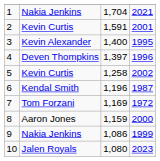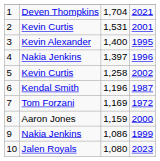(51, 12) Nakia Jenkins -> (60, 12) Deven Thompkins
(115, 27) 1,591 -> (115, 27) 1,531
(60, 57) Deven Thompkins -> (51, 57) Nakia Jenkins
